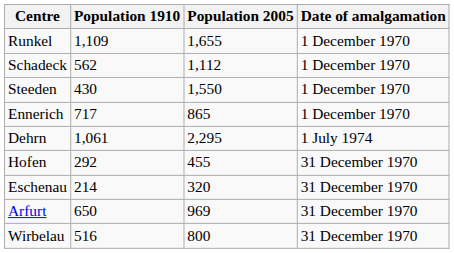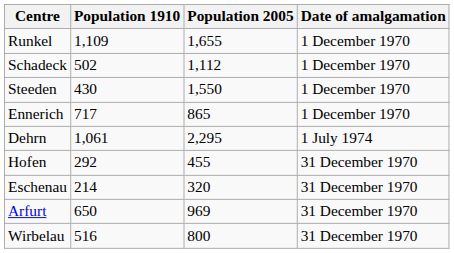(85, 65) 562 -> (85, 65) 502
